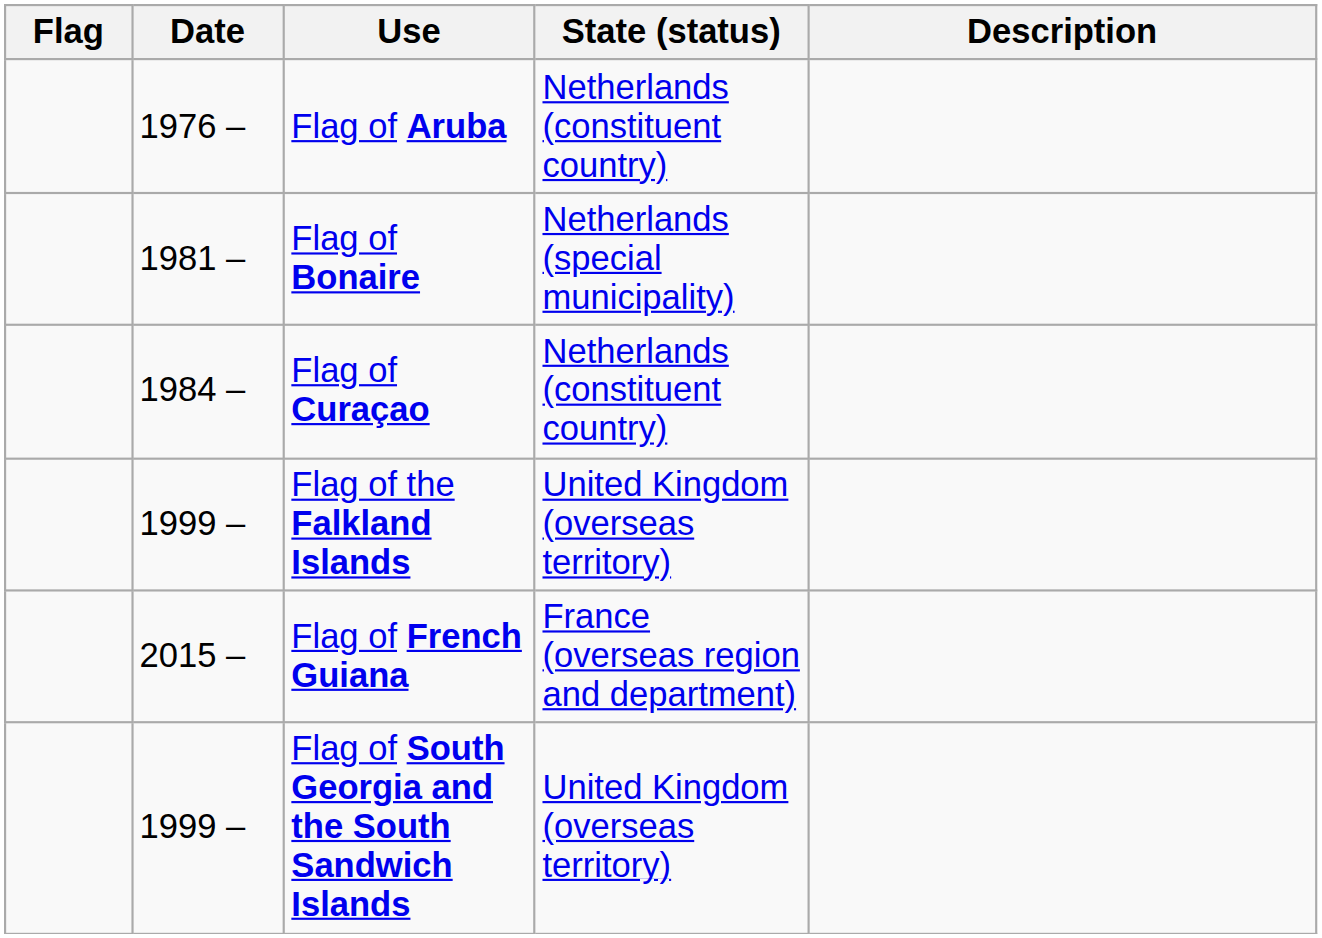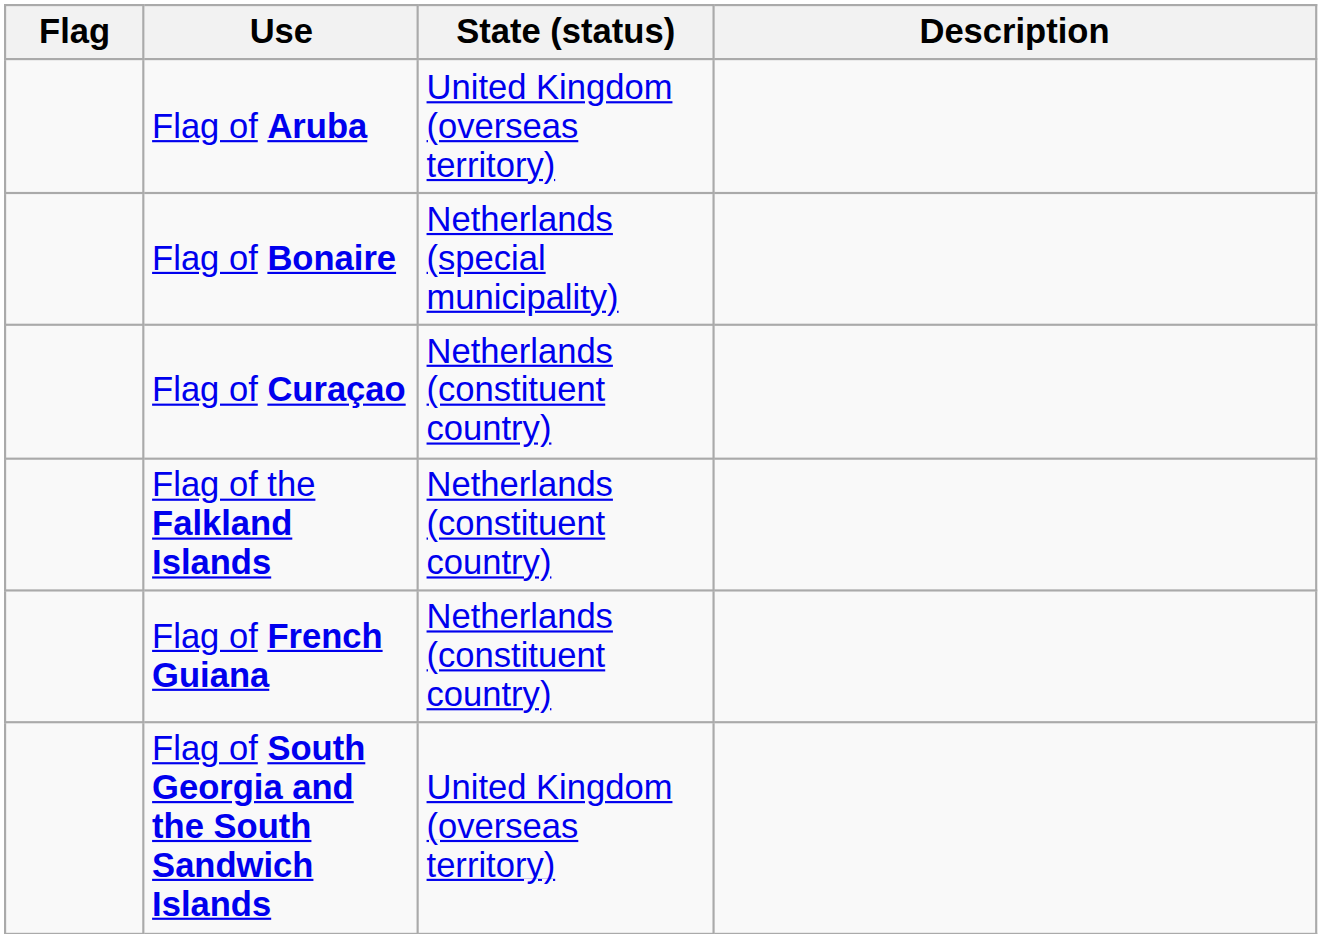- column: (208, 31)
(636, 125) Netherlands (constituent country) -> (550, 125) United Kingdom (overseas territory)
(665, 523) United Kingdom (overseas territory) -> (520, 523) Netherlands (constituent country)
(671, 655) France (overseas region and department) -> (520, 655) Netherlands (constituent country)
